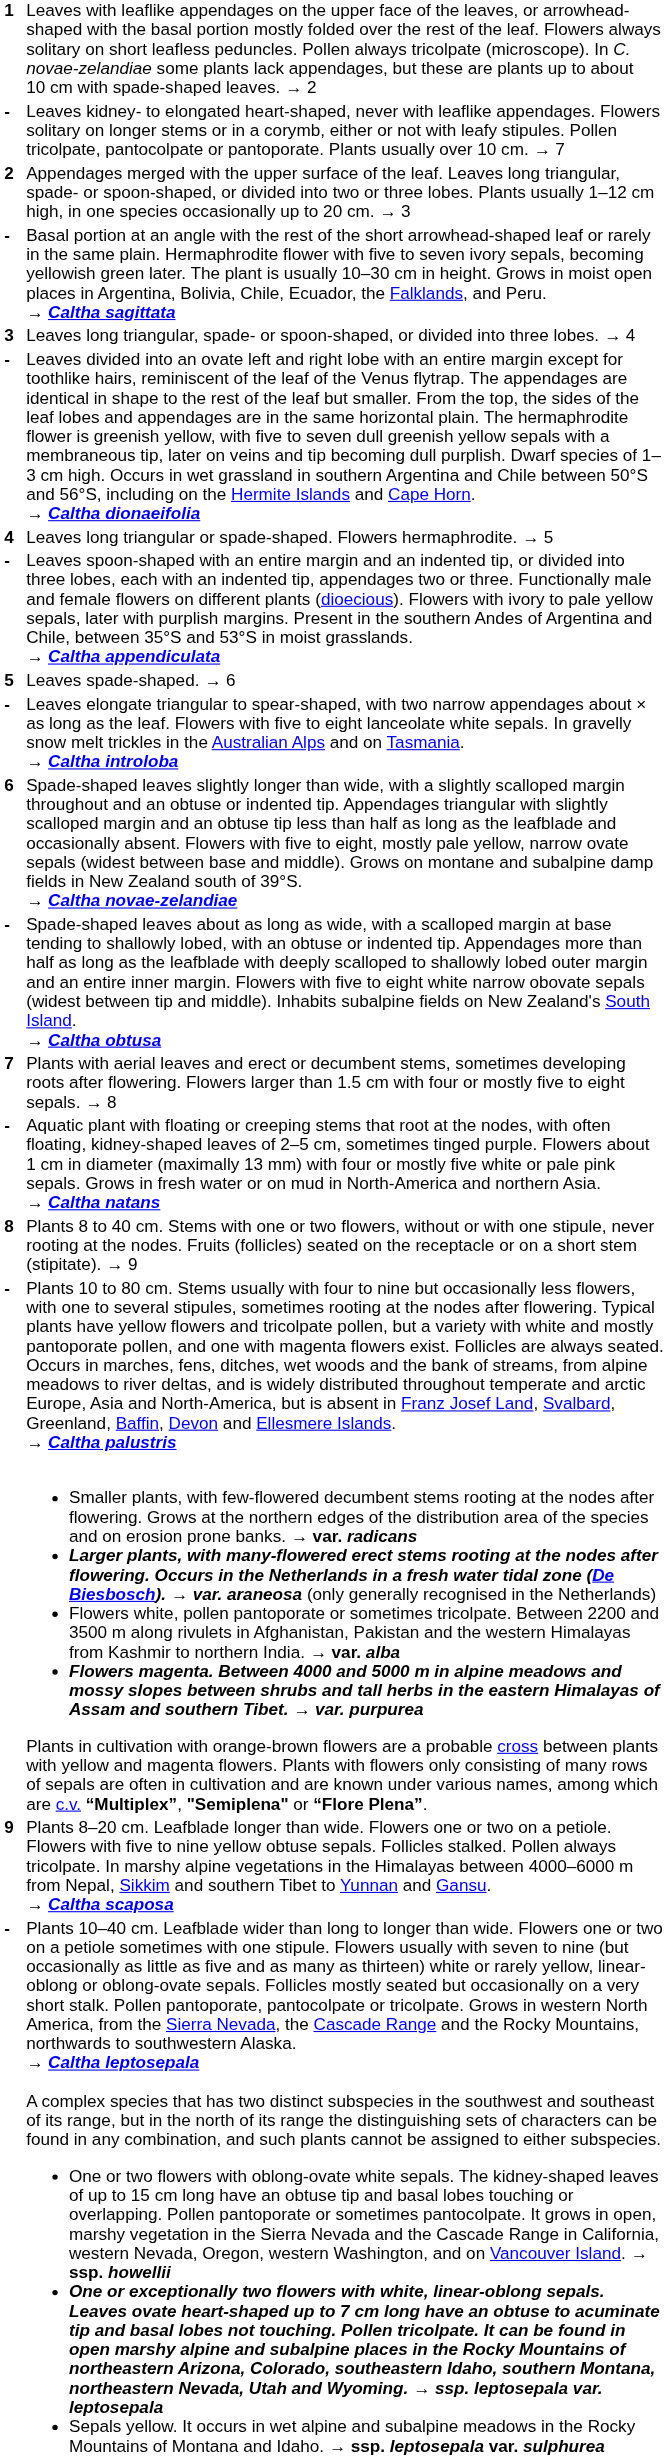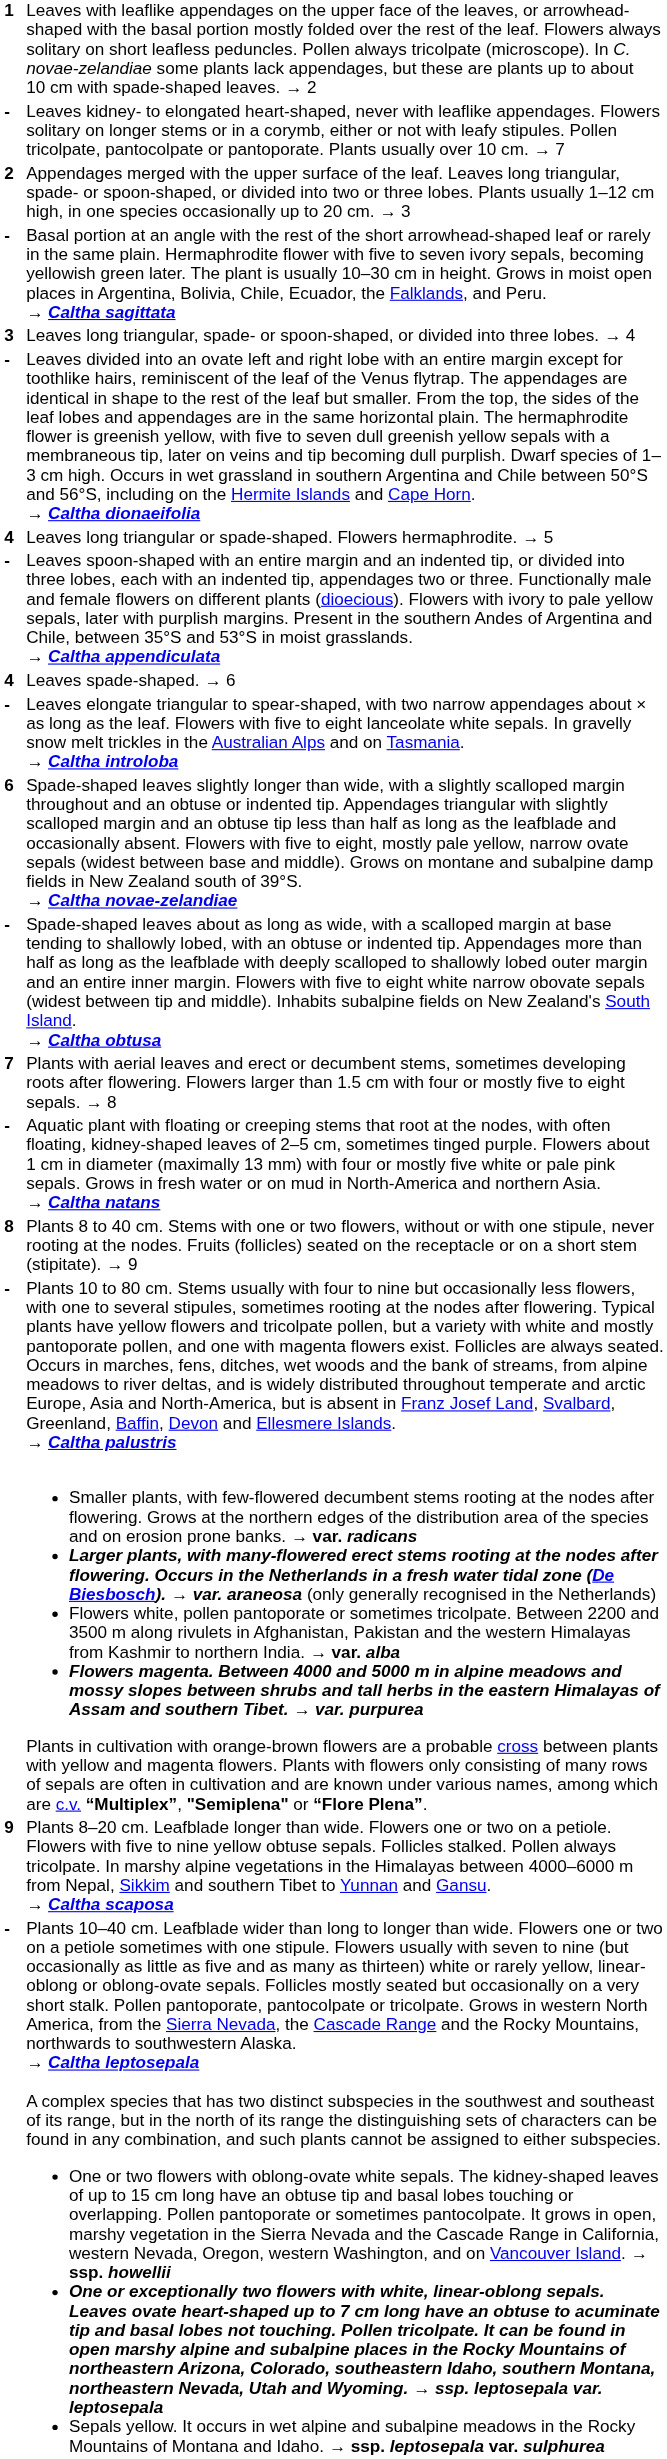(9, 680) 5 -> (9, 680) 4
